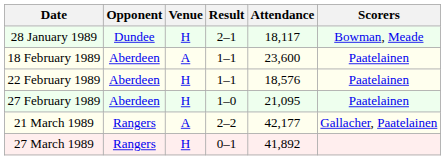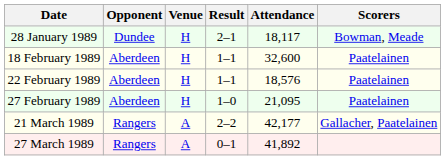(186, 58) A -> (186, 58) H
(282, 58) 23,600 -> (282, 58) 32,600
(186, 144) H -> (186, 144) A
